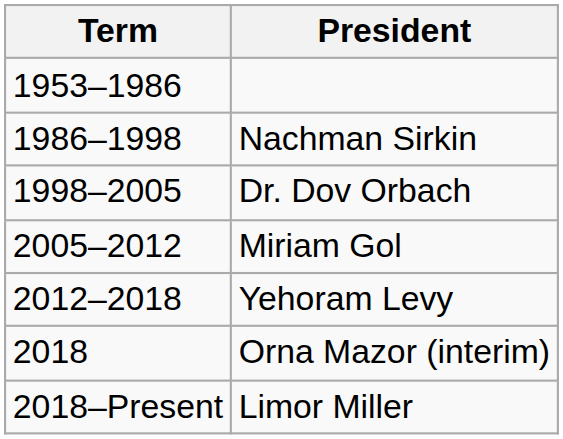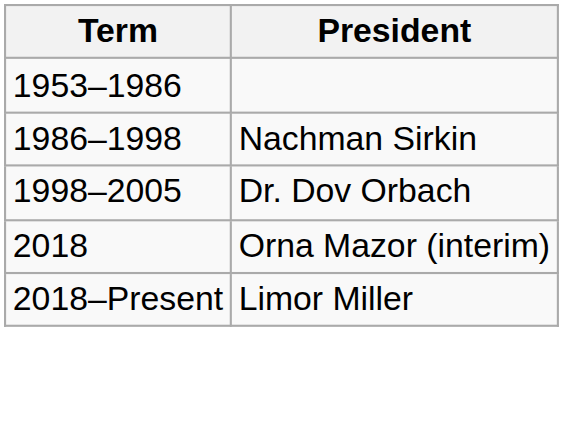- row: (320, 245)
- row: (346, 298)
